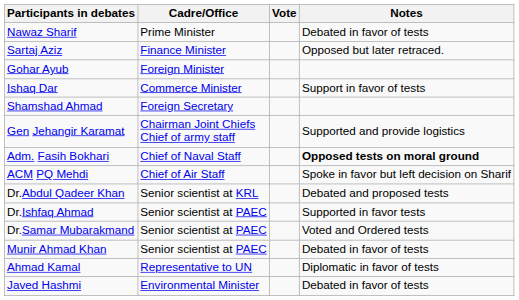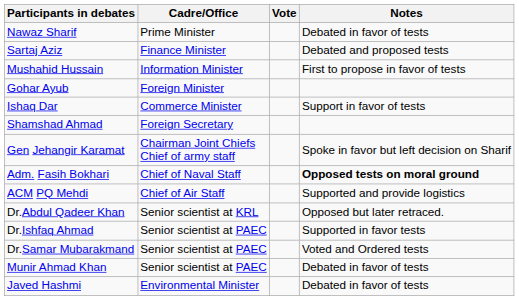(373, 50) Opposed but later retraced. -> (375, 50) Debated and proposed tests
+ row: (55, 69)
(383, 131) Supported and provide logistics -> (406, 149) Spoke in favor but left decision on Sharif
(406, 175) Spoke in favor but left decision on Sharif -> (383, 193) Supported and provide logistics
(375, 193) Debated and proposed tests -> (373, 212) Opposed but later retraced.
- row: (44, 267)
